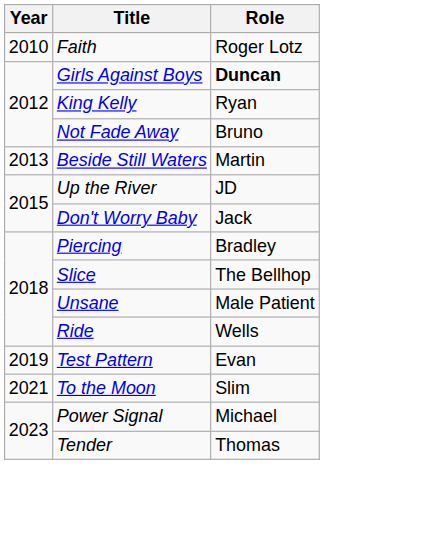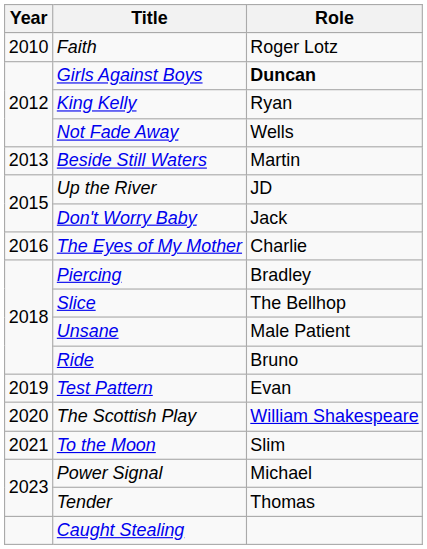(239, 132) Bruno -> (272, 132) Wells
+ row: (149, 246)
(237, 331) Wells -> (274, 359) Bruno
+ row: (127, 416)
+ row: (121, 530)
